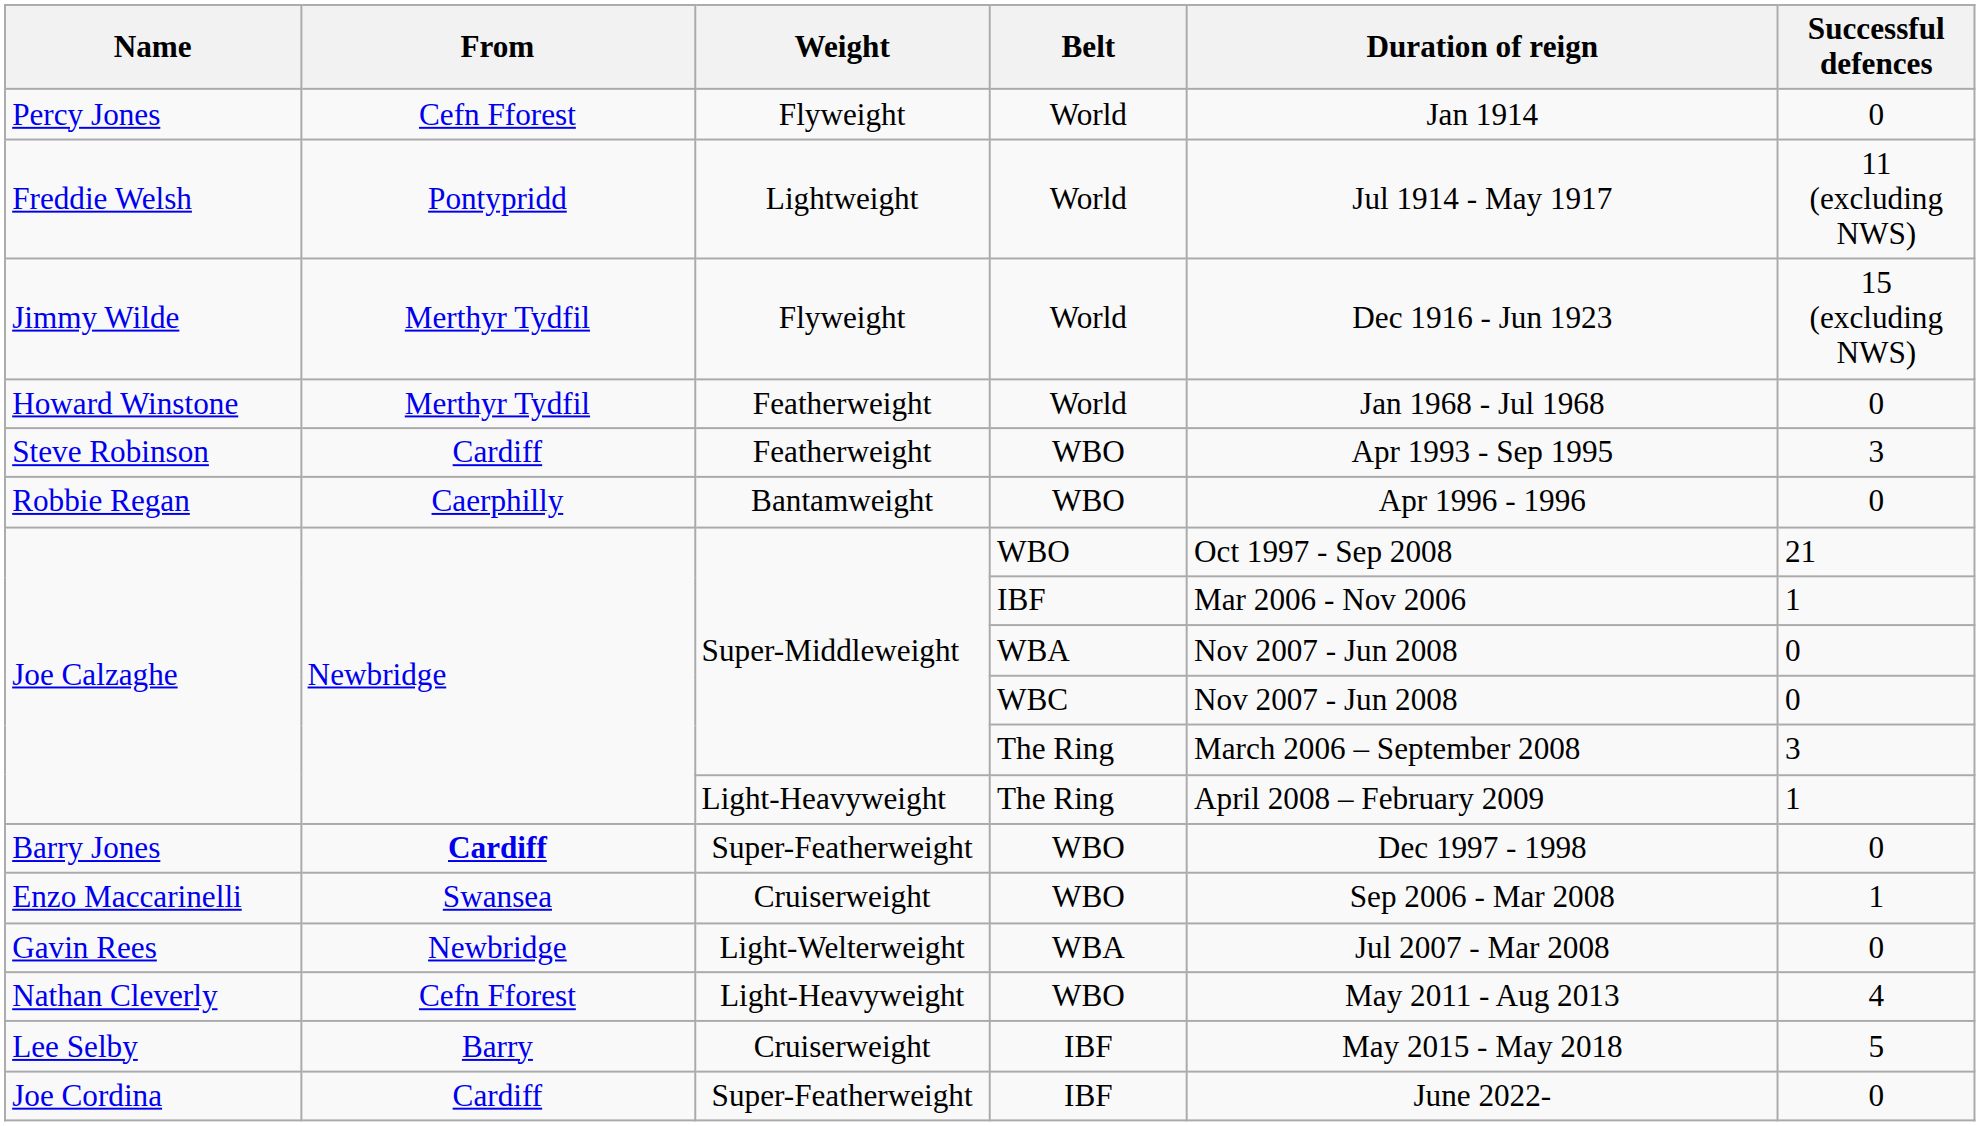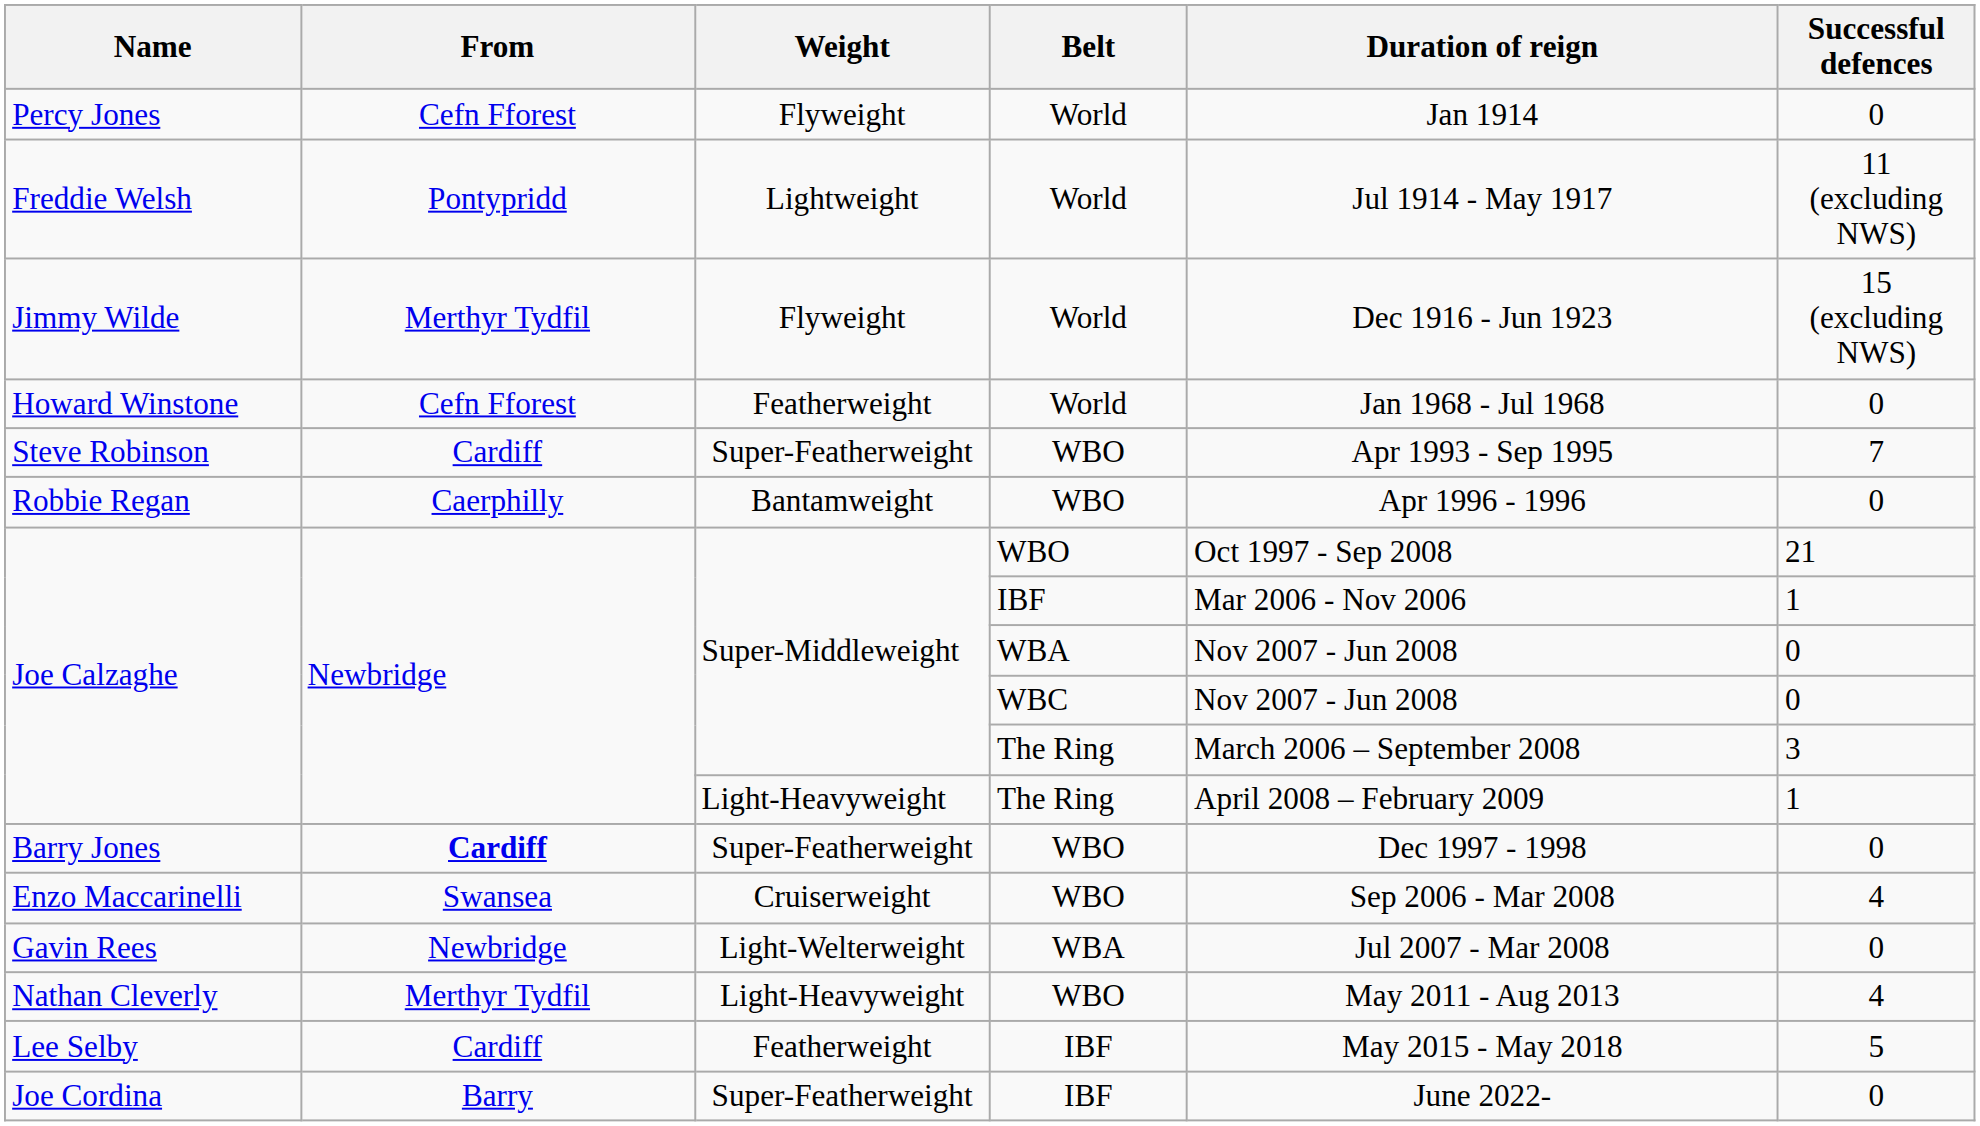(497, 402) Merthyr Tydfil -> (497, 402) Cefn Fforest
(842, 452) Featherweight -> (842, 452) Super-Featherweight
(1876, 452) 3 -> (1876, 452) 7
(1876, 897) 1 -> (1876, 897) 4
(497, 996) Cefn Fforest -> (497, 996) Merthyr Tydfil
(497, 1045) Barry -> (497, 1045) Cardiff
(842, 1045) Cruiserweight -> (842, 1045) Featherweight
(497, 1095) Cardiff -> (497, 1095) Barry
